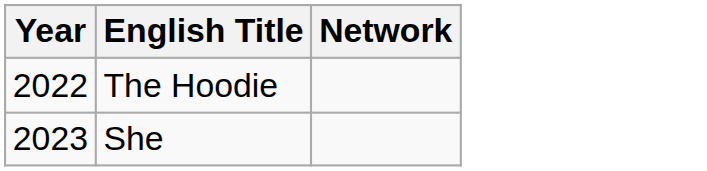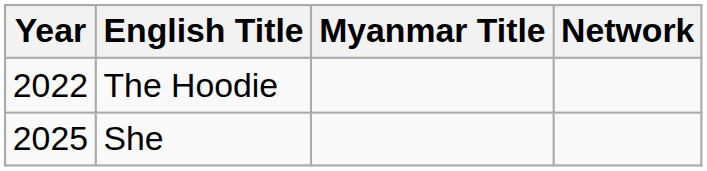+ column: (432, 31)
(50, 138) 2023 -> (50, 138) 2025
